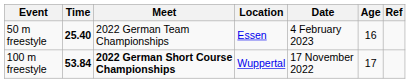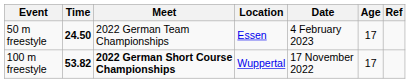(78, 35) 25.40 -> (78, 35) 24.50
(371, 35) 16 -> (371, 35) 17
(78, 64) 53.84 -> (78, 64) 53.82
